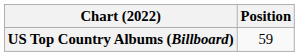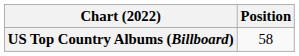(266, 39) 59 -> (266, 39) 58
